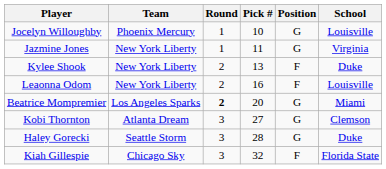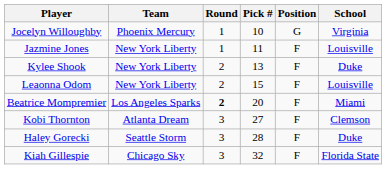(350, 31) Louisville -> (350, 31) Virginia
(297, 48) G -> (297, 48) F
(350, 48) Virginia -> (350, 48) Louisville
(258, 84) 16 -> (258, 84) 15
(297, 102) G -> (297, 102) F
(297, 119) G -> (297, 119) F
(297, 137) G -> (297, 137) F
